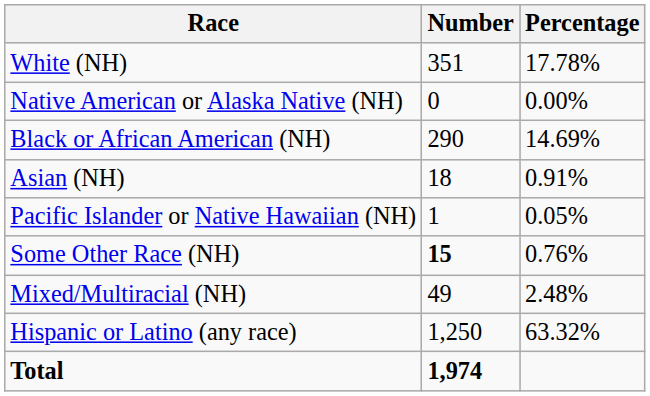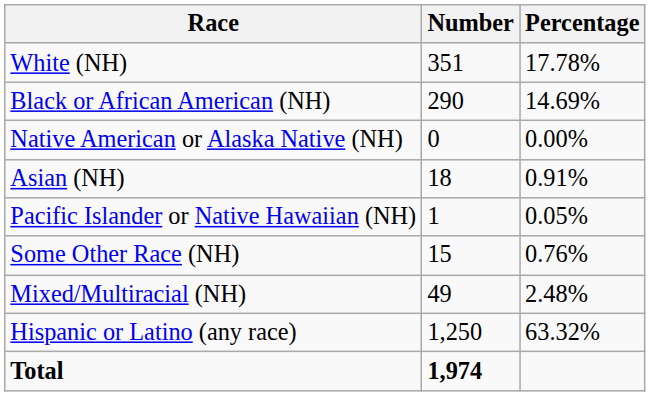rows swapped: (170, 139) <-> (207, 100)
(440, 255) bold -> (440, 255) normal
